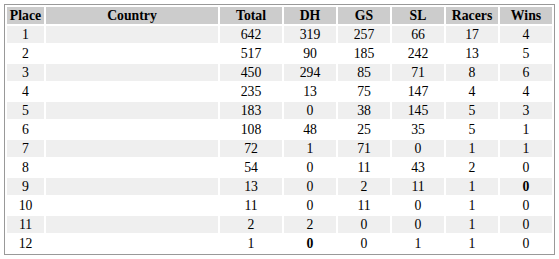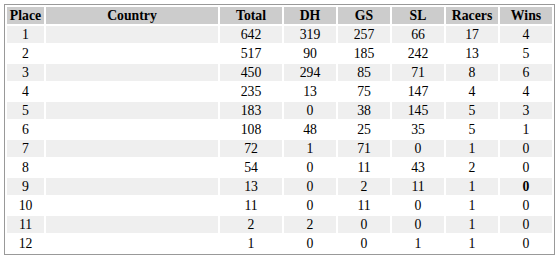(526, 148) 1 -> (526, 148) 0
(310, 244) bold -> (310, 244) normal
